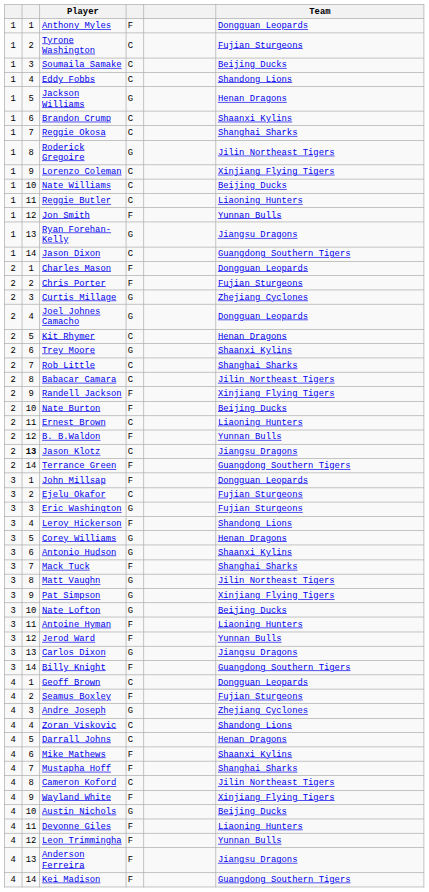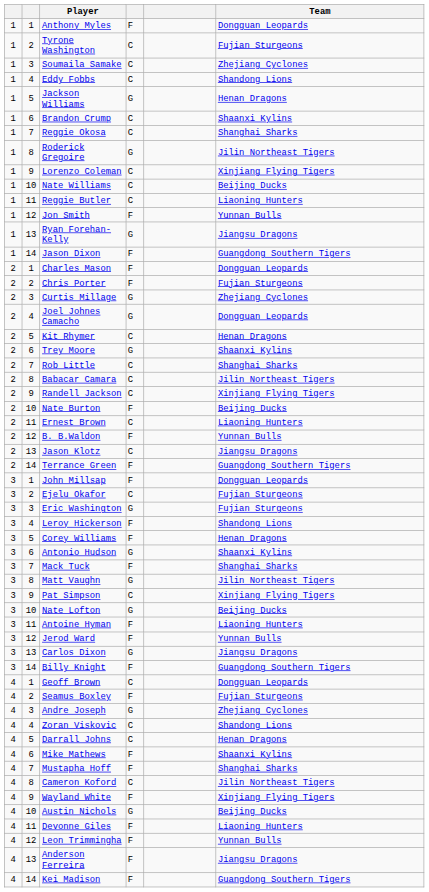(252, 65) Beijing Ducks -> (263, 65) Zhejiang Cyclones
(131, 254) C -> (131, 254) F
(131, 394) F -> (131, 394) C
(31, 452) bold -> (31, 452) normal
(131, 538) G -> (131, 538) F
(131, 596) G -> (131, 596) C
